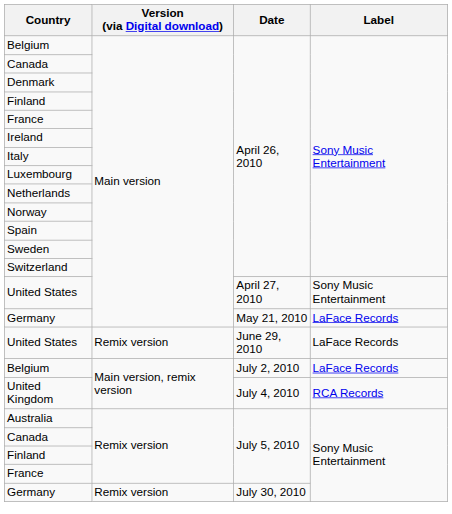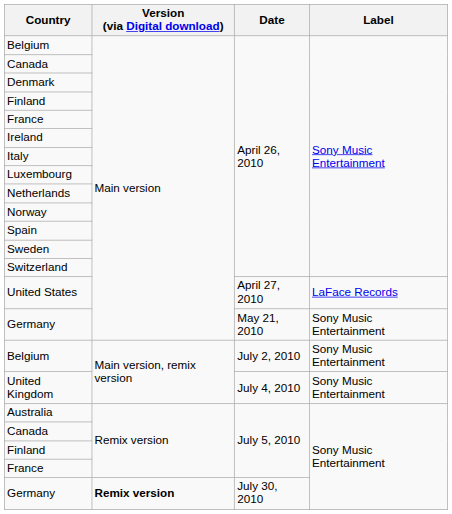(349, 292) Sony Music Entertainment -> (355, 292) LaFace Records
(355, 317) LaFace Records -> (348, 324) Sony Music Entertainment
- row: (42, 342)
(355, 368) LaFace Records -> (348, 356) Sony Music Entertainment
(348, 393) RCA Records -> (348, 387) Sony Music Entertainment
(131, 492) normal -> (134, 493) bold
